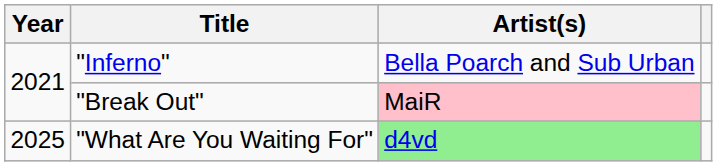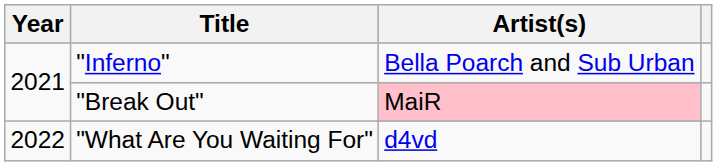(38, 140) 2025 -> (38, 140) 2022
(411, 140) lightgreen background -> (411, 140) no background
